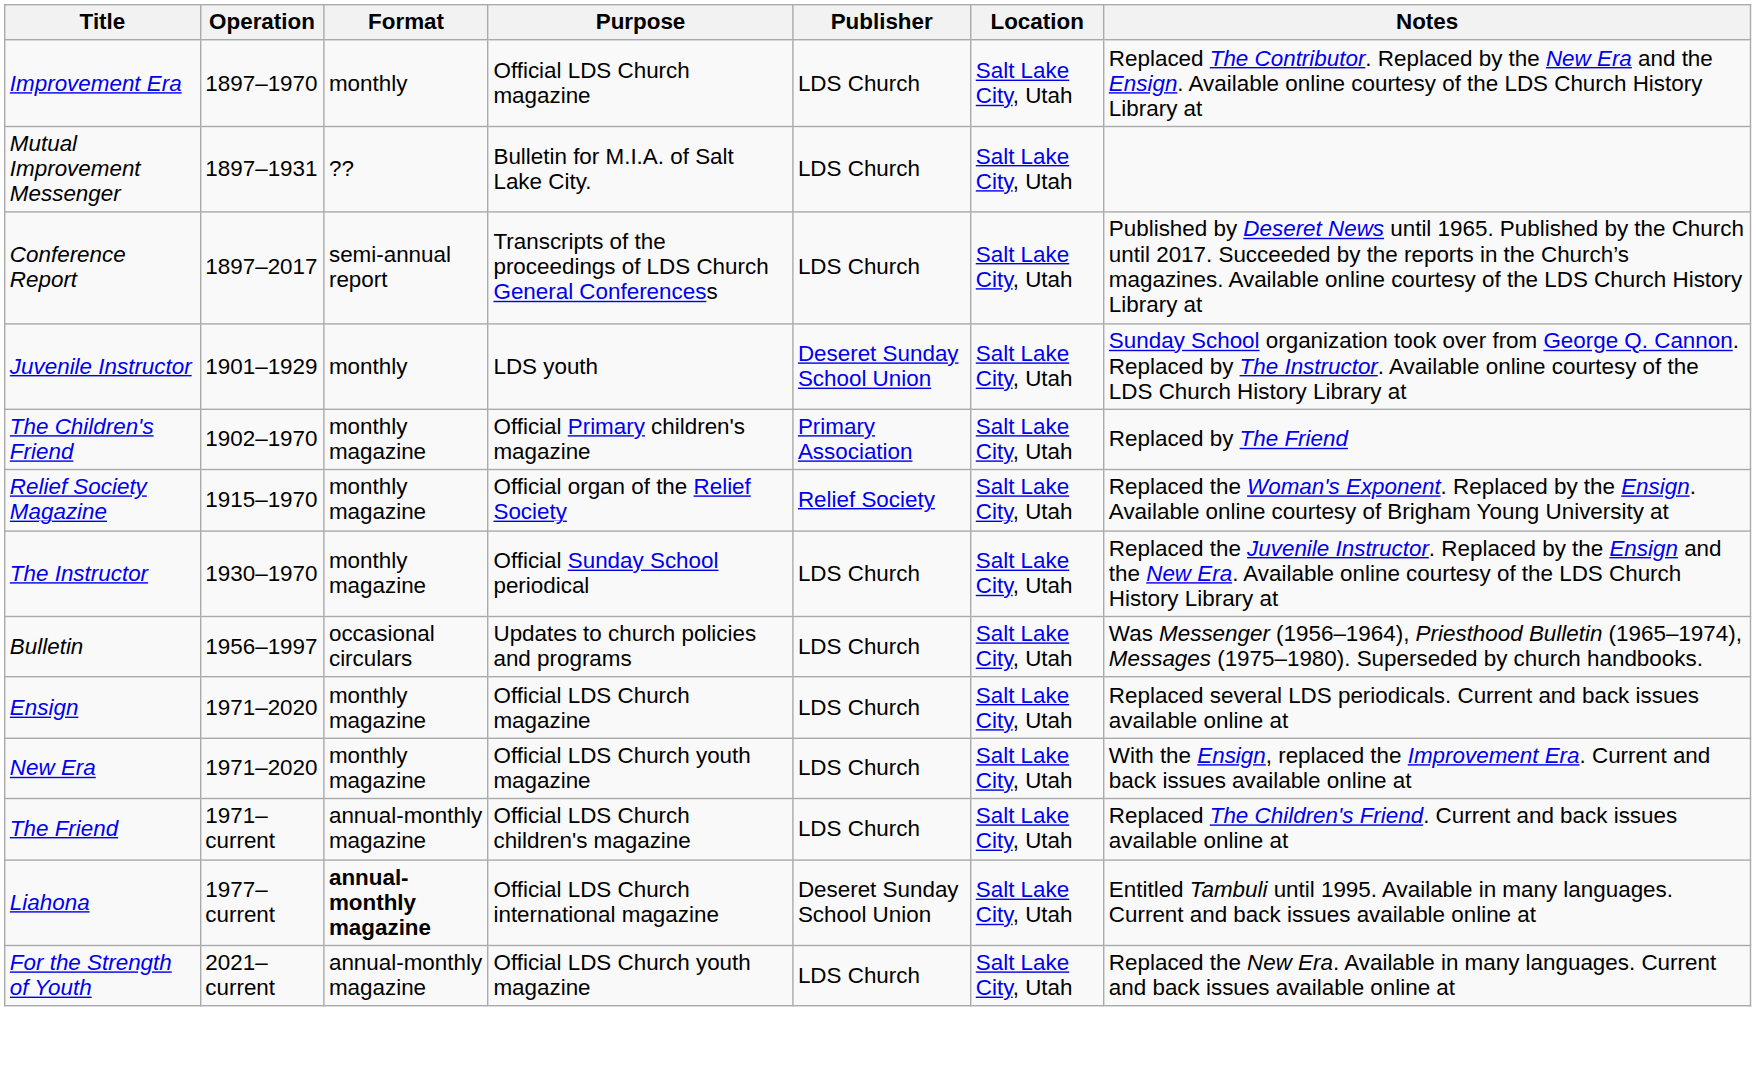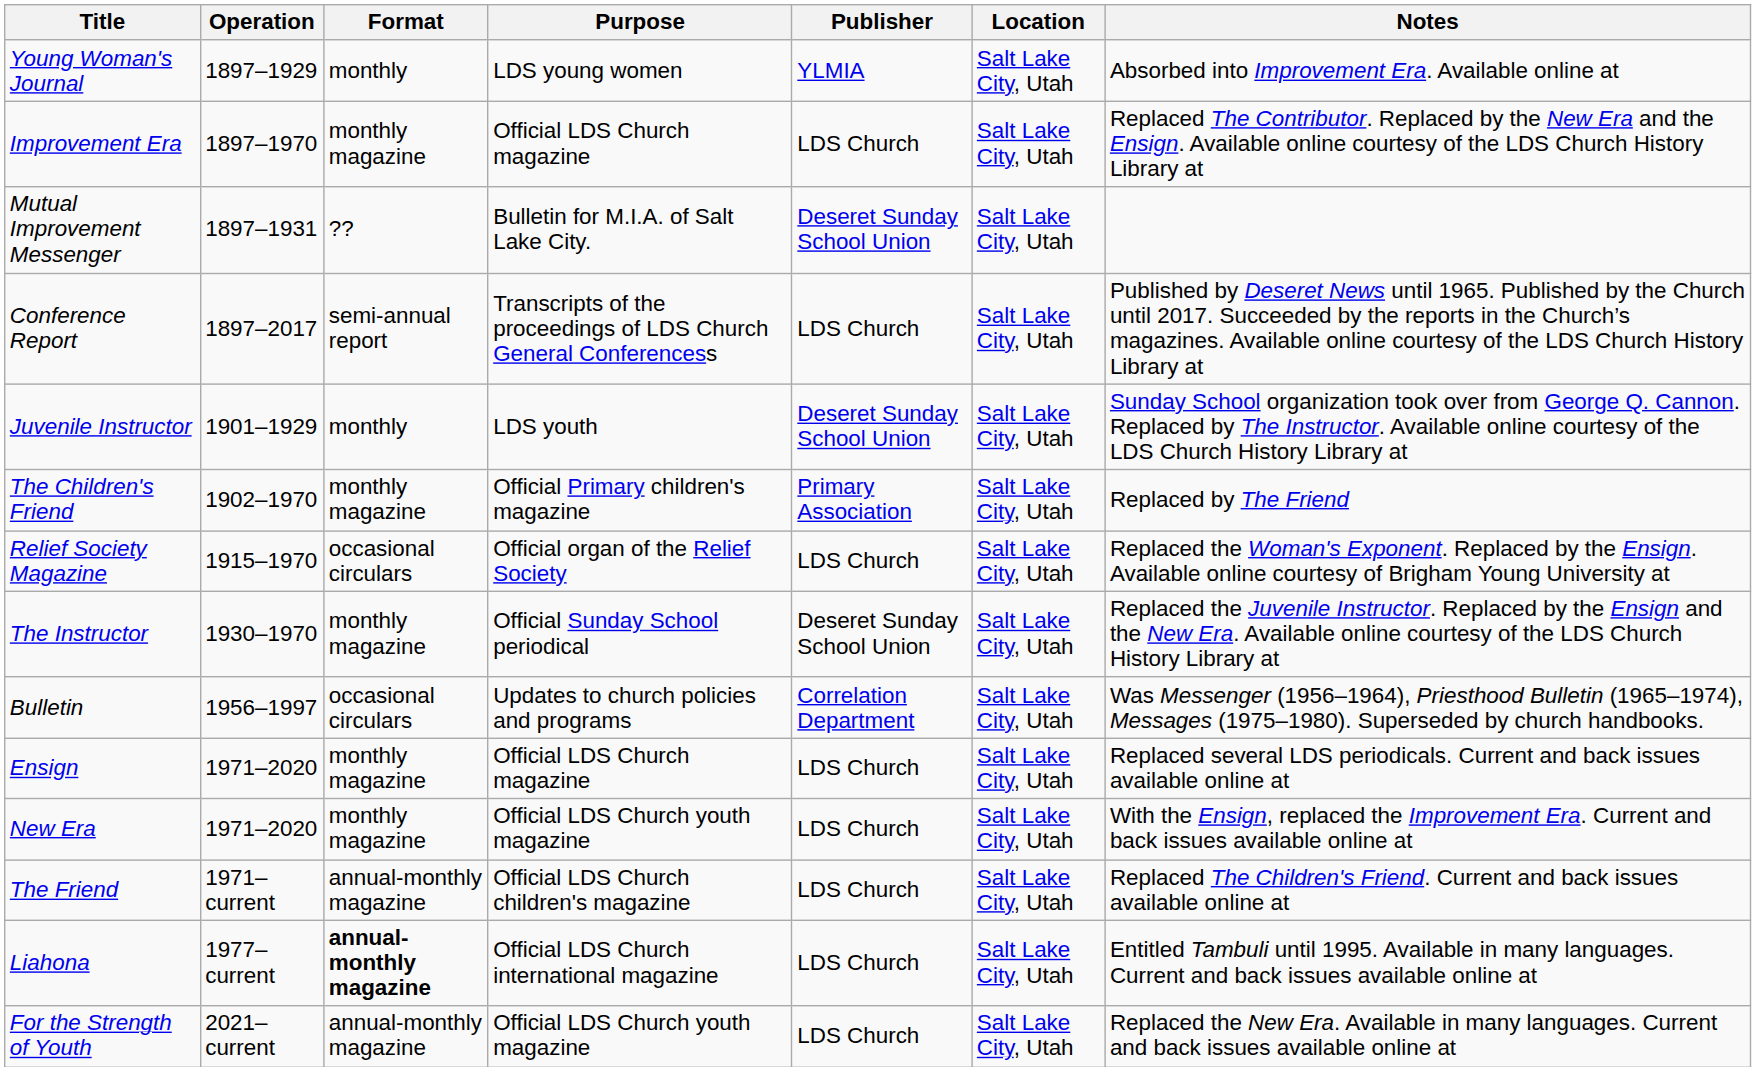+ row: (91, 70)
(368, 82) monthly -> (377, 143) monthly magazine
(859, 168) LDS Church -> (878, 229) Deseret Sunday School Union
(377, 500) monthly magazine -> (382, 560) occasional circulars
(866, 500) Relief Society -> (858, 560) LDS Church
(859, 573) LDS Church -> (878, 634) Deseret Sunday School Union
(859, 646) LDS Church -> (856, 707) Correlation Department
(878, 902) Deseret Sunday School Union -> (858, 962) LDS Church
